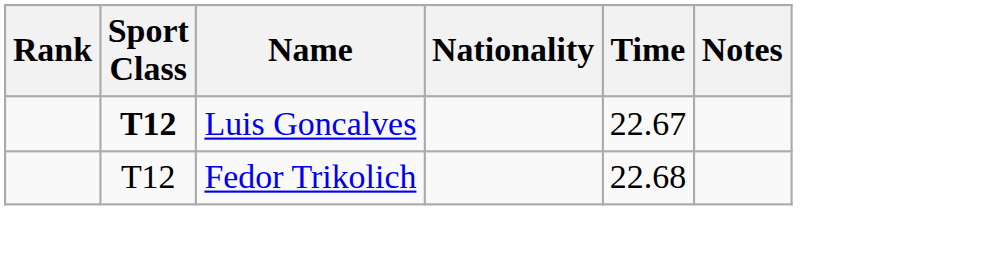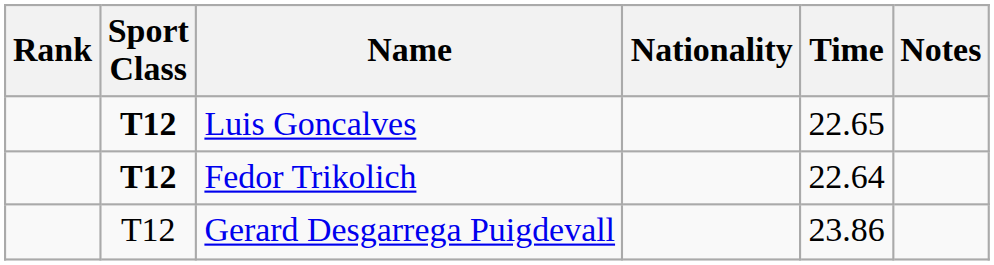(648, 123) 22.67 -> (847, 123) 22.65
(148, 177) normal -> (148, 177) bold
(648, 177) 22.68 -> (847, 177) 22.64
+ row: (410, 230)
